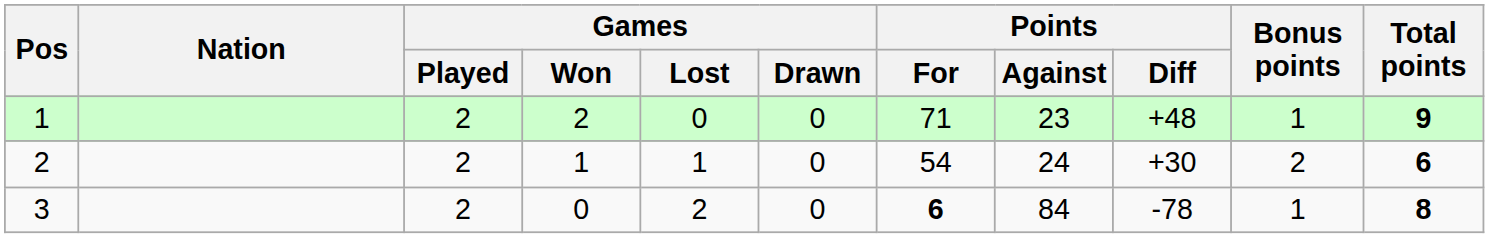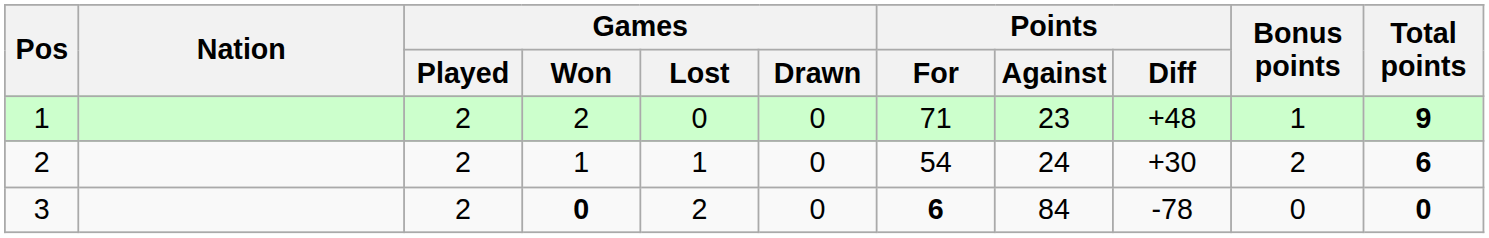(581, 208) normal -> (581, 208) bold
(1298, 208) 1 -> (1298, 208) 0
(1423, 208) 8 -> (1423, 208) 0
